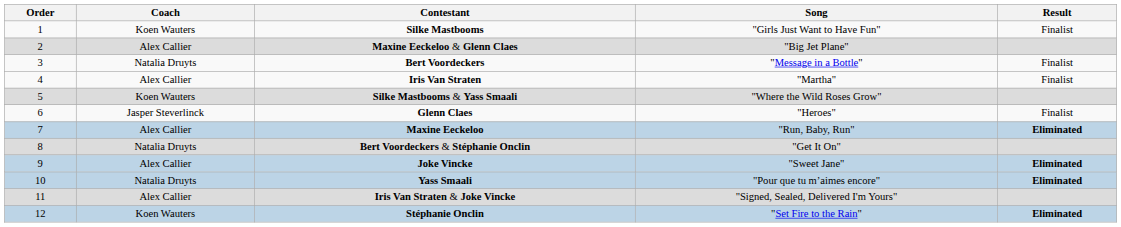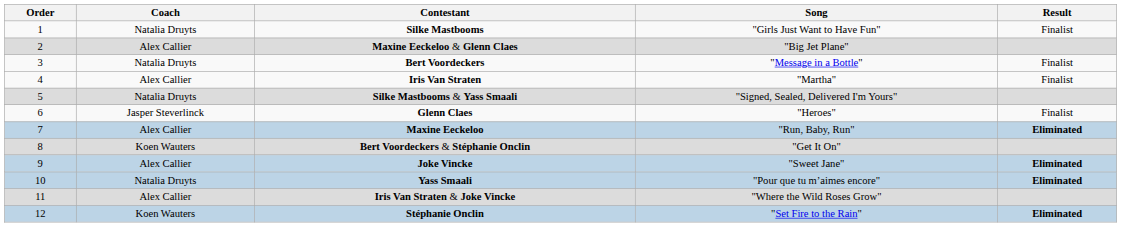(165, 29) Koen Wauters -> (165, 29) Natalia Druyts
(165, 96) Koen Wauters -> (165, 96) Natalia Druyts
(816, 96) "Where the Wild Roses Grow" -> (816, 96) "Signed, Sealed, Delivered I'm Yours"
(165, 146) Natalia Druyts -> (165, 146) Koen Wauters
(816, 197) "Signed, Sealed, Delivered I'm Yours" -> (816, 197) "Where the Wild Roses Grow"
